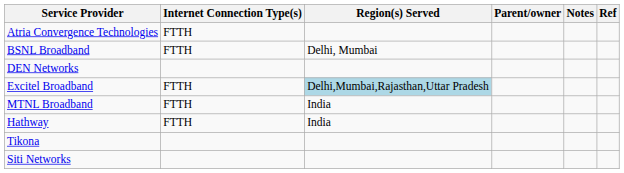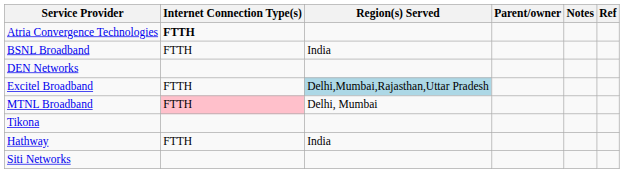(178, 31) normal -> (179, 31) bold
(342, 50) Delhi, Mumbai -> (319, 50) India
(178, 104) no background -> (178, 104) pink background
(319, 104) India -> (342, 104) Delhi, Mumbai
rows swapped: (28, 123) <-> (23, 141)
